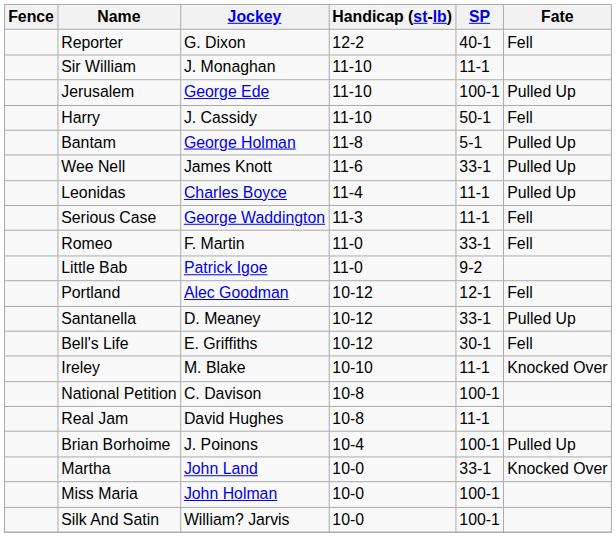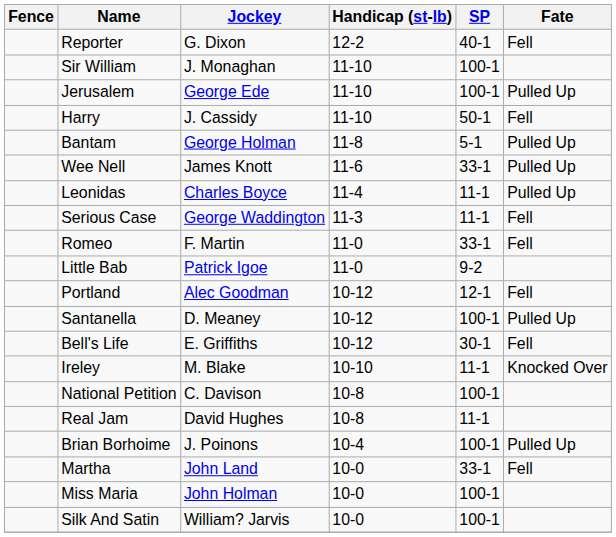(475, 67) 11-1 -> (480, 67) 100-1
(475, 318) 33-1 -> (480, 318) 100-1
(557, 469) Knocked Over -> (520, 469) Fell
